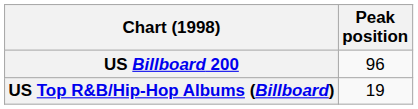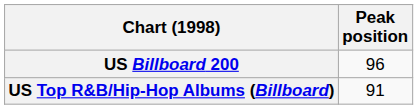(375, 90) 19 -> (375, 90) 91
